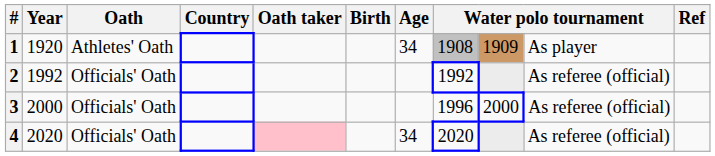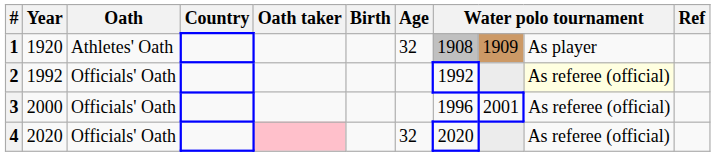(408, 47) 34 -> (408, 47) 32
(599, 77) no background -> (599, 77) lightyellow background
(501, 106) 2000 -> (501, 106) 2001
(408, 136) 34 -> (408, 136) 32
